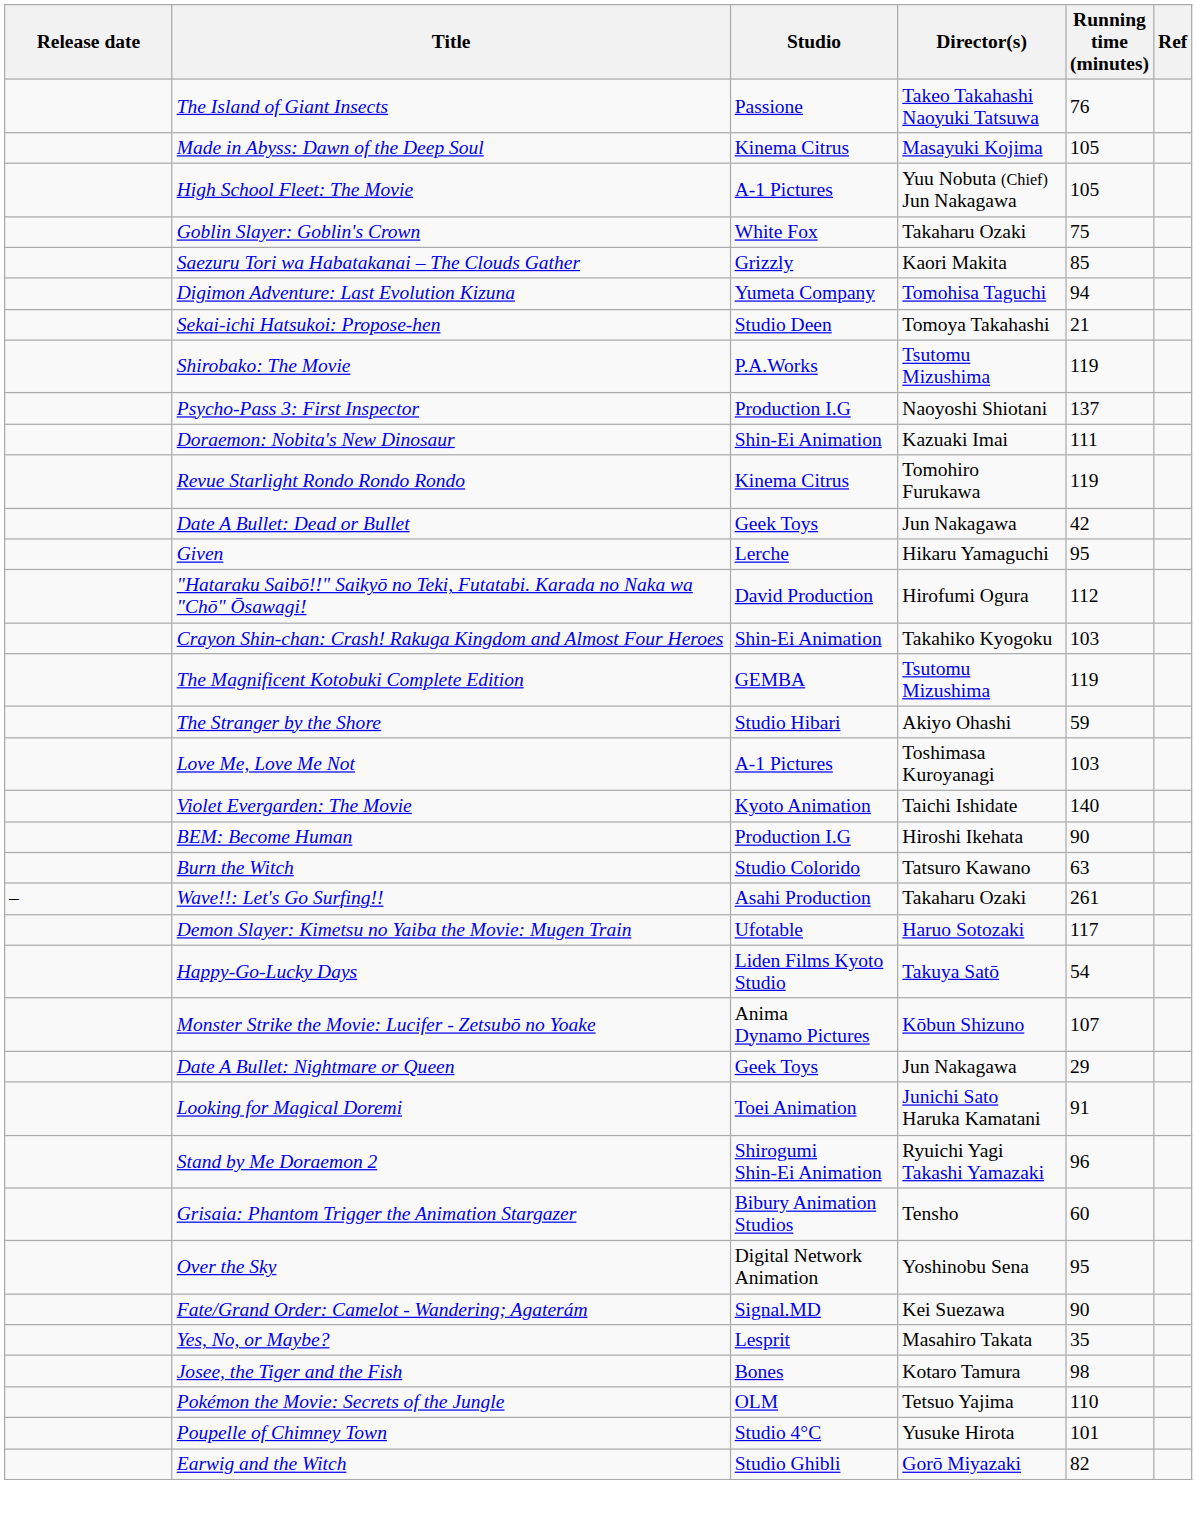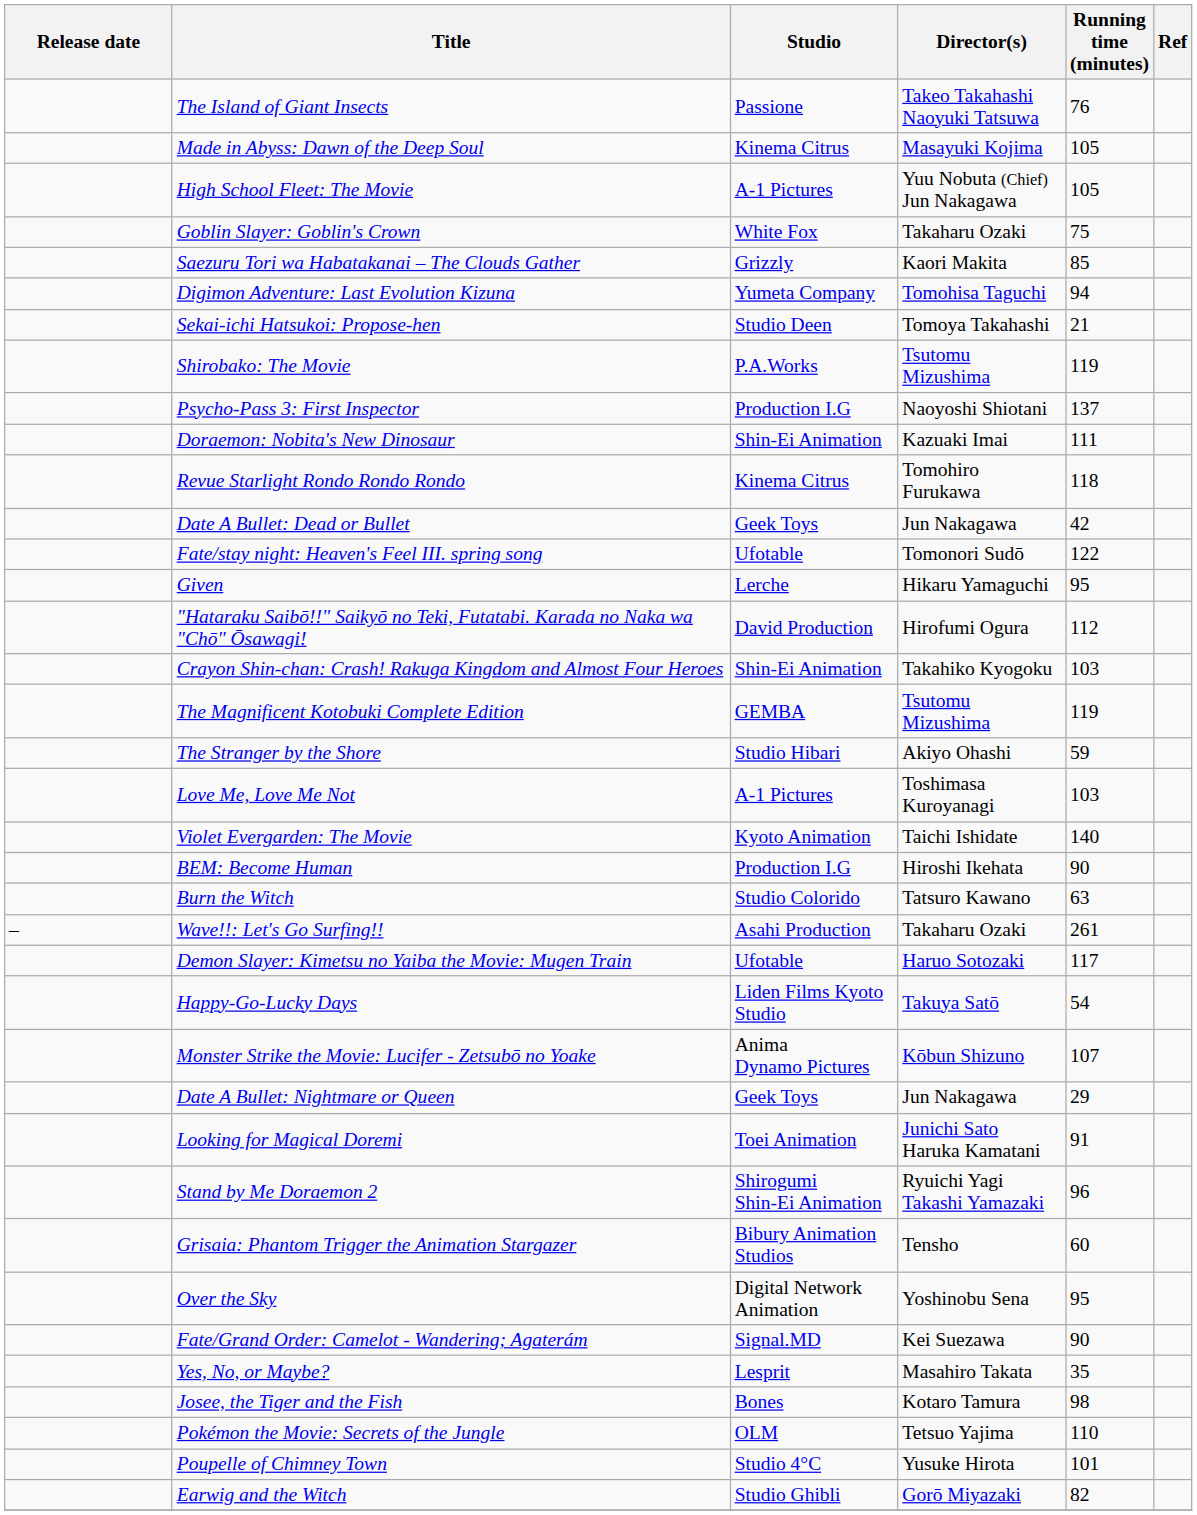(1084, 481) 119 -> (1084, 481) 118
+ row: (360, 554)
